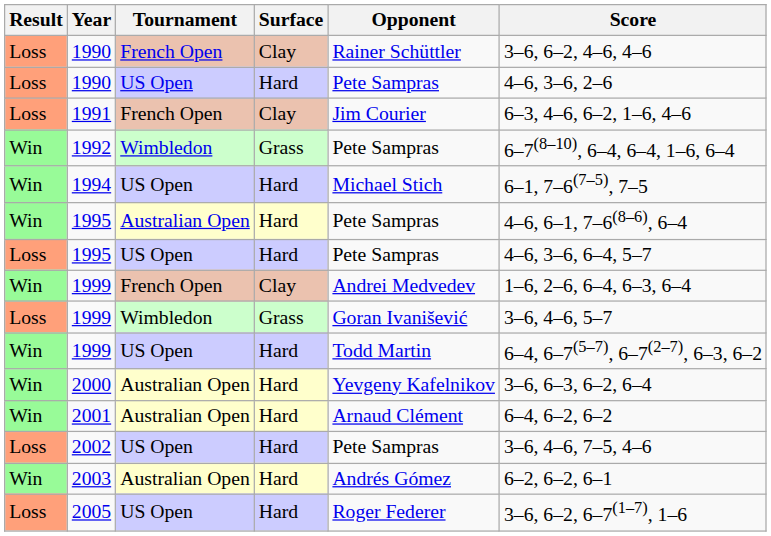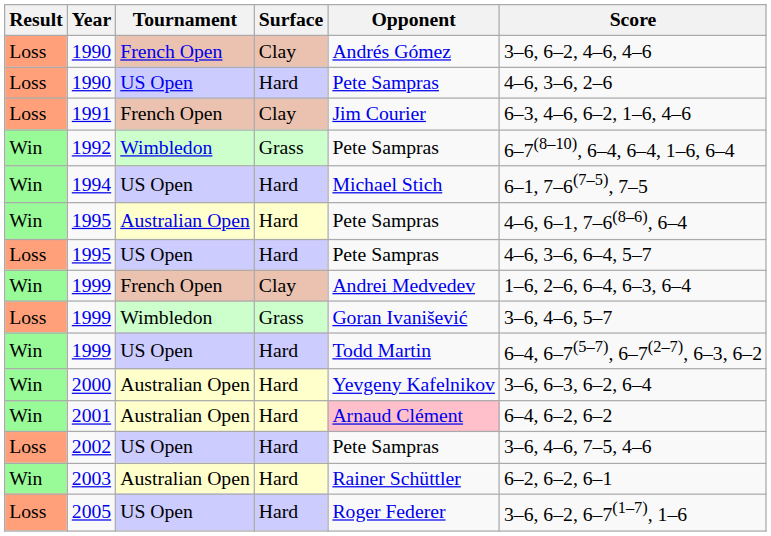(397, 51) Rainer Schüttler -> (392, 51) Andrés Gómez
(398, 415) no background -> (398, 415) pink background
(392, 478) Andrés Gómez -> (397, 478) Rainer Schüttler
